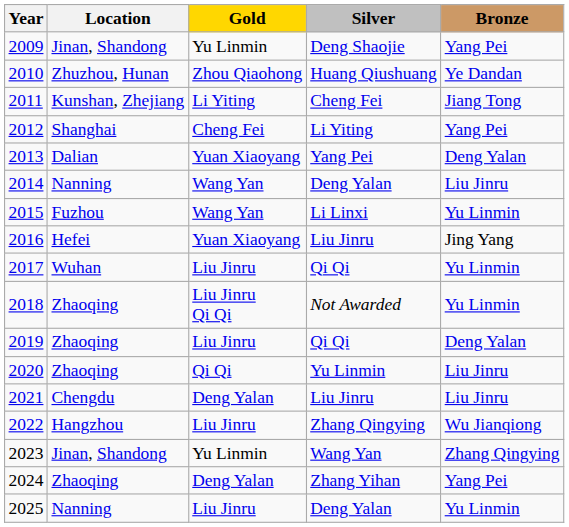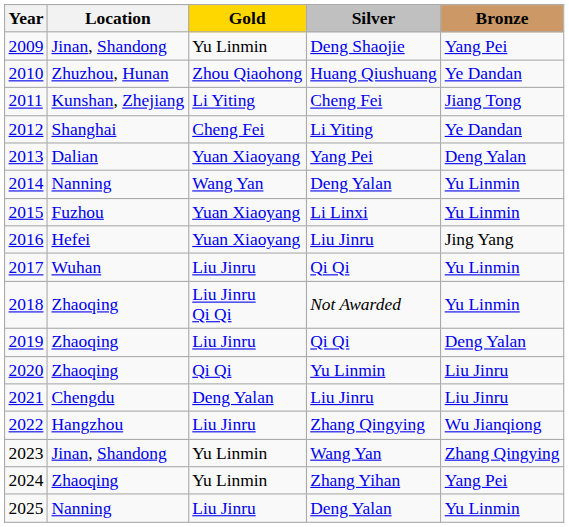(476, 128) Yang Pei -> (483, 128) Ye Dandan
(476, 184) Liu Jinru -> (482, 184) Yu Linmin
(228, 211) Wang Yan -> (246, 211) Yuan Xiaoyang
(233, 480) Deng Yalan -> (230, 480) Yu Linmin
